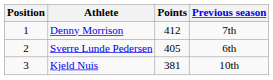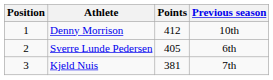(229, 30) 7th -> (229, 30) 10th
(229, 65) 10th -> (229, 65) 7th
